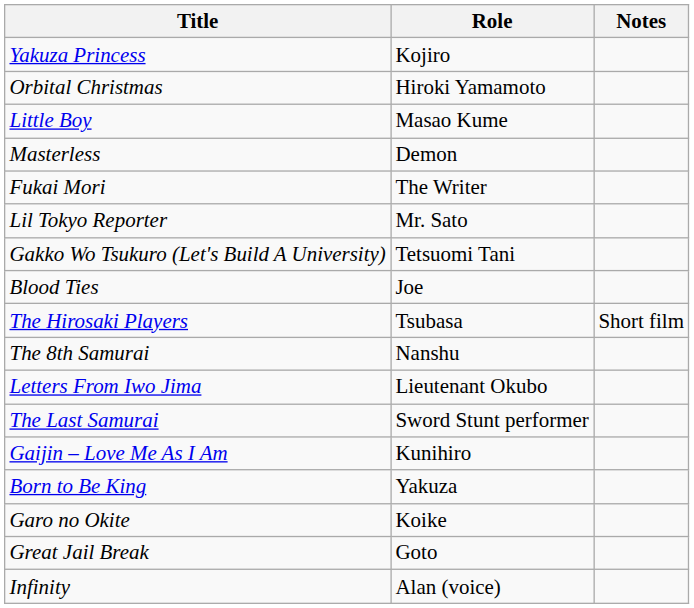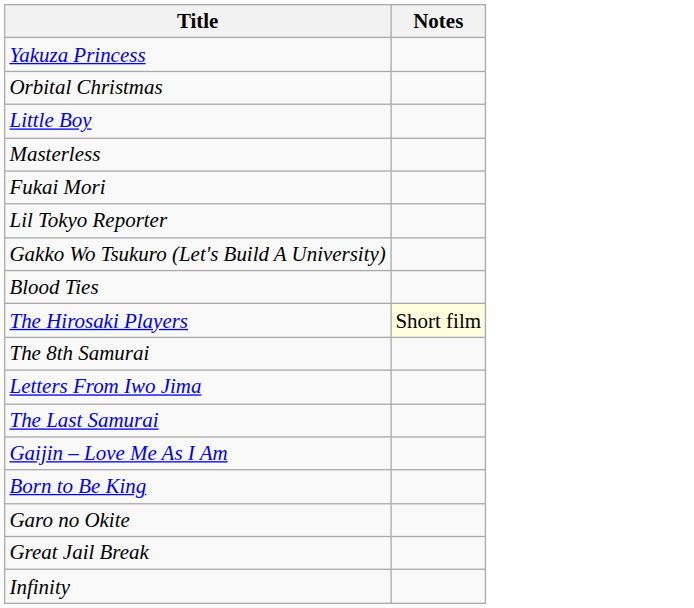- column: (492, 21)
(641, 320) no background -> (438, 320) lightyellow background
